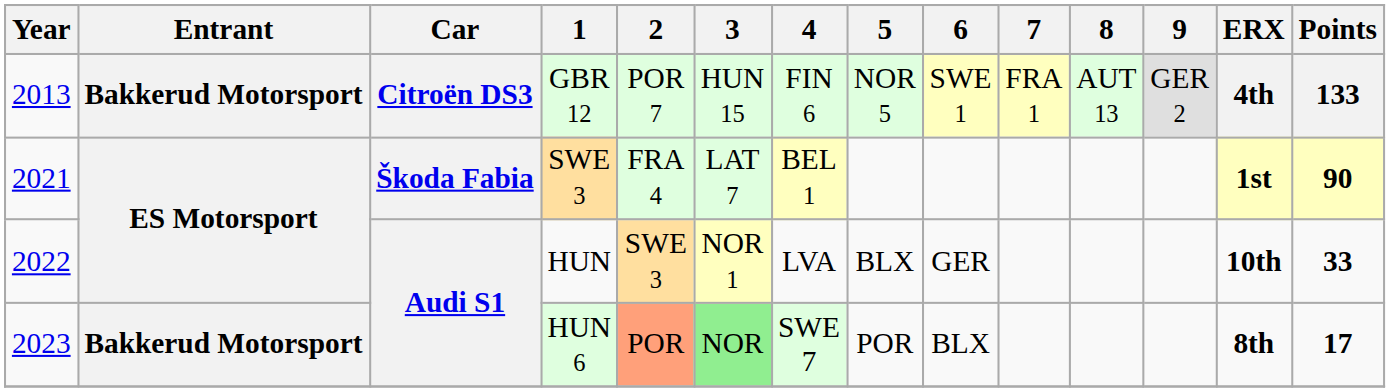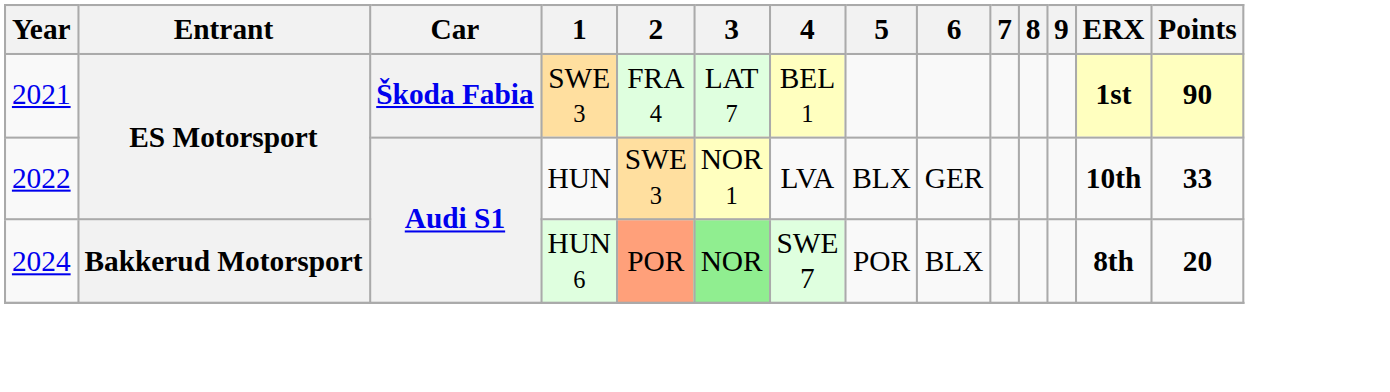- row: (579, 94)
(41, 344) 2023 -> (41, 261) 2024
(1338, 344) 17 -> (1198, 261) 20
